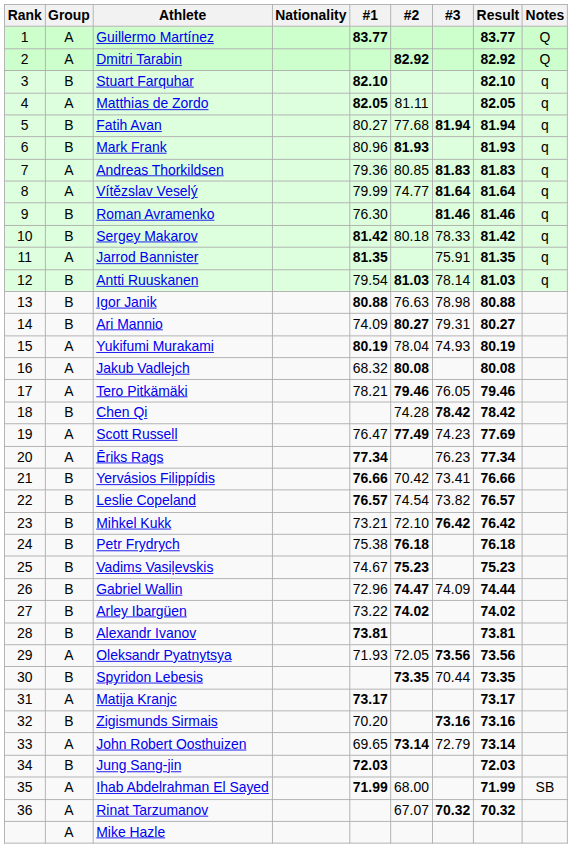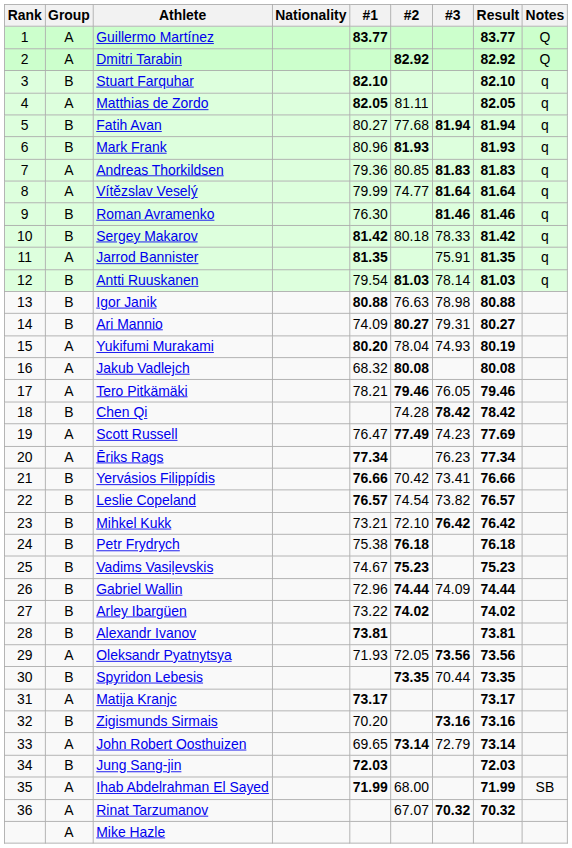(370, 346) 80.19 -> (370, 346) 80.20
(412, 589) 74.47 -> (412, 589) 74.44
